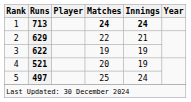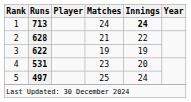(104, 24) bold -> (104, 24) normal
(40, 38) 629 -> (40, 38) 628
(104, 38) 22 -> (104, 38) 21
(143, 38) 21 -> (143, 38) 22
(40, 64) 521 -> (40, 64) 531
(104, 64) 20 -> (104, 64) 23
(143, 64) 19 -> (143, 64) 20
